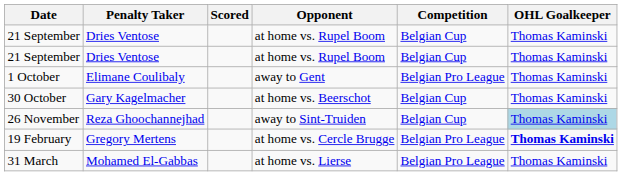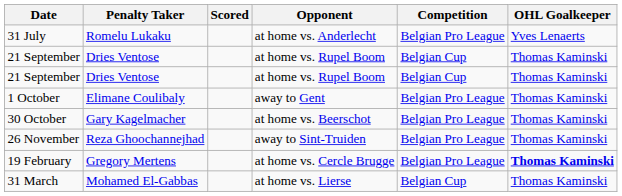+ row: (27, 35)
(433, 98) Belgian Cup -> (453, 118) Belgian Pro League
(433, 118) Belgian Cup -> (453, 139) Belgian Pro League
(559, 118) lightblue background -> (559, 139) no background
(453, 160) Belgian Pro League -> (433, 181) Belgian Cup
